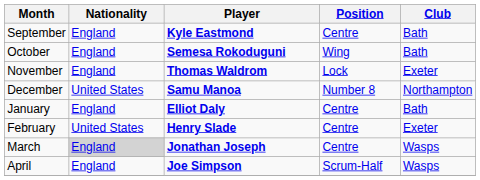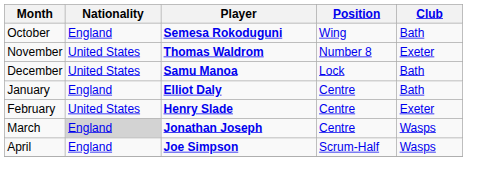- row: (36, 33)
(93, 71) England -> (104, 52) United States
(335, 71) Lock -> (345, 52) Number 8
(349, 90) Number 8 -> (332, 71) Lock
(438, 90) Northampton -> (412, 71) Bath
